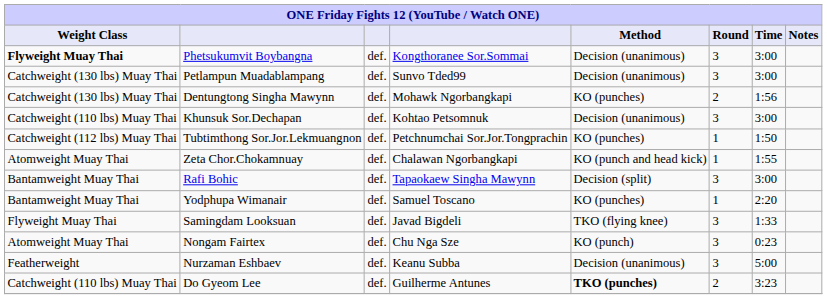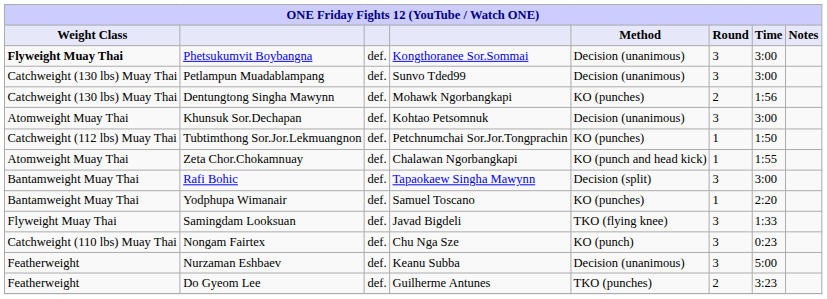(92, 117) Catchweight (110 lbs) Muay Thai -> (68, 117) Atomweight Muay Thai
(68, 242) Atomweight Muay Thai -> (92, 242) Catchweight (110 lbs) Muay Thai
(92, 283) Catchweight (110 lbs) Muay Thai -> (43, 283) Featherweight
(615, 283) bold -> (613, 283) normal
